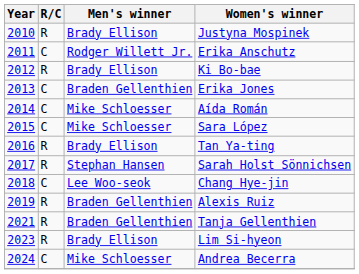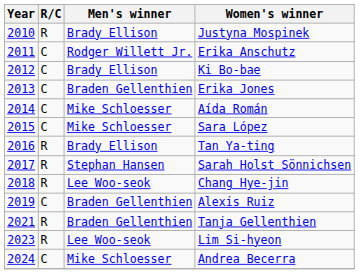(44, 70) R -> (44, 70) C
(44, 184) C -> (44, 184) R
(44, 202) R -> (44, 202) C
(112, 240) Brady Ellison -> (109, 240) Lee Woo-seok
